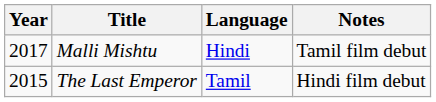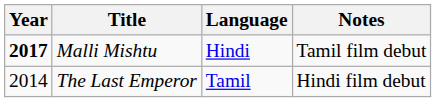(28, 50) normal -> (28, 50) bold
(28, 81) 2015 -> (28, 81) 2014
